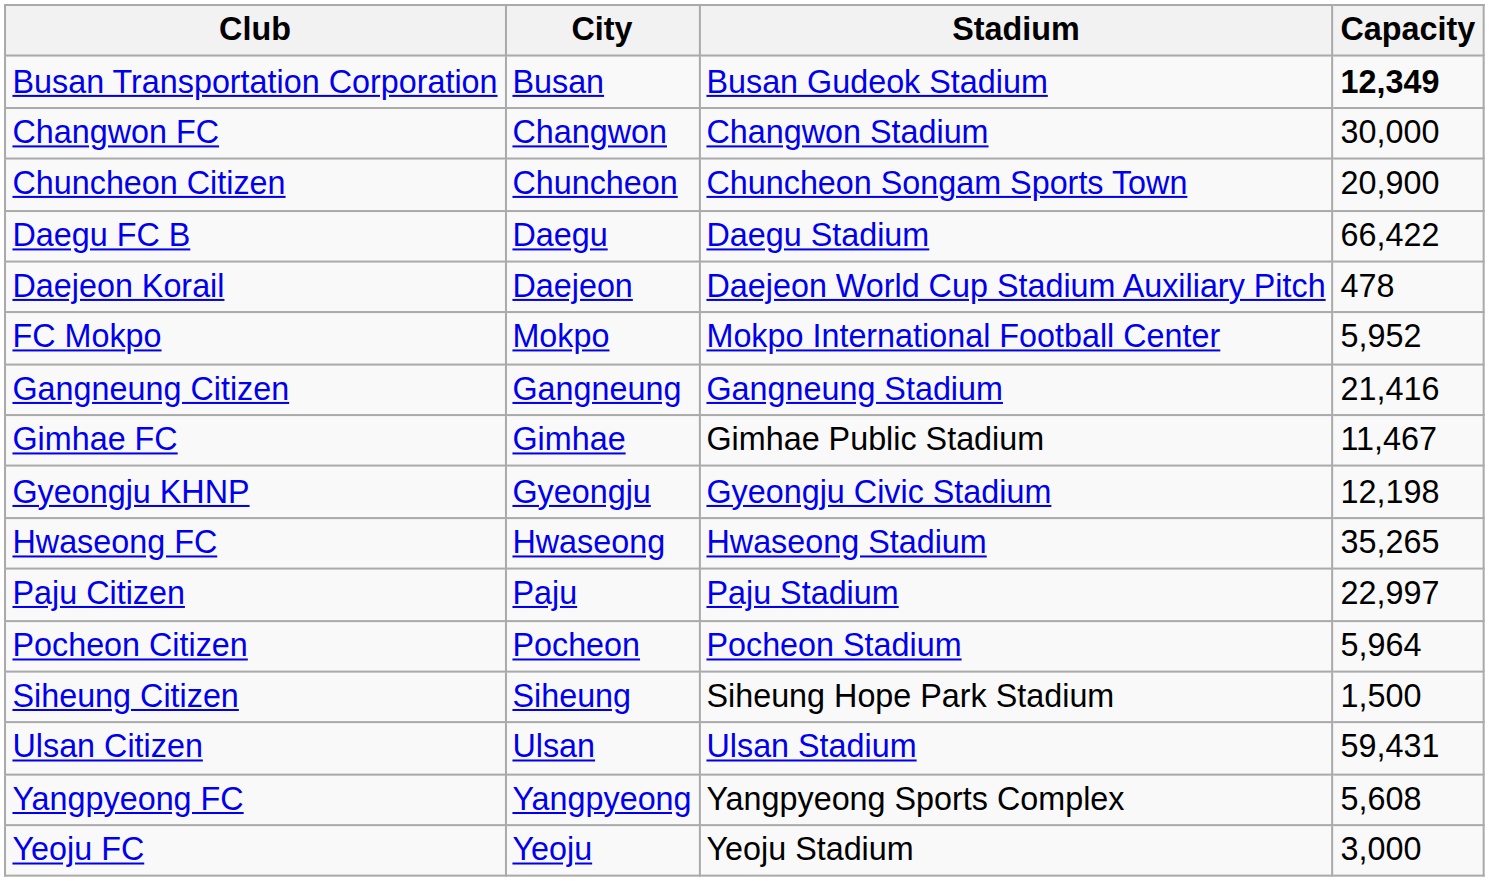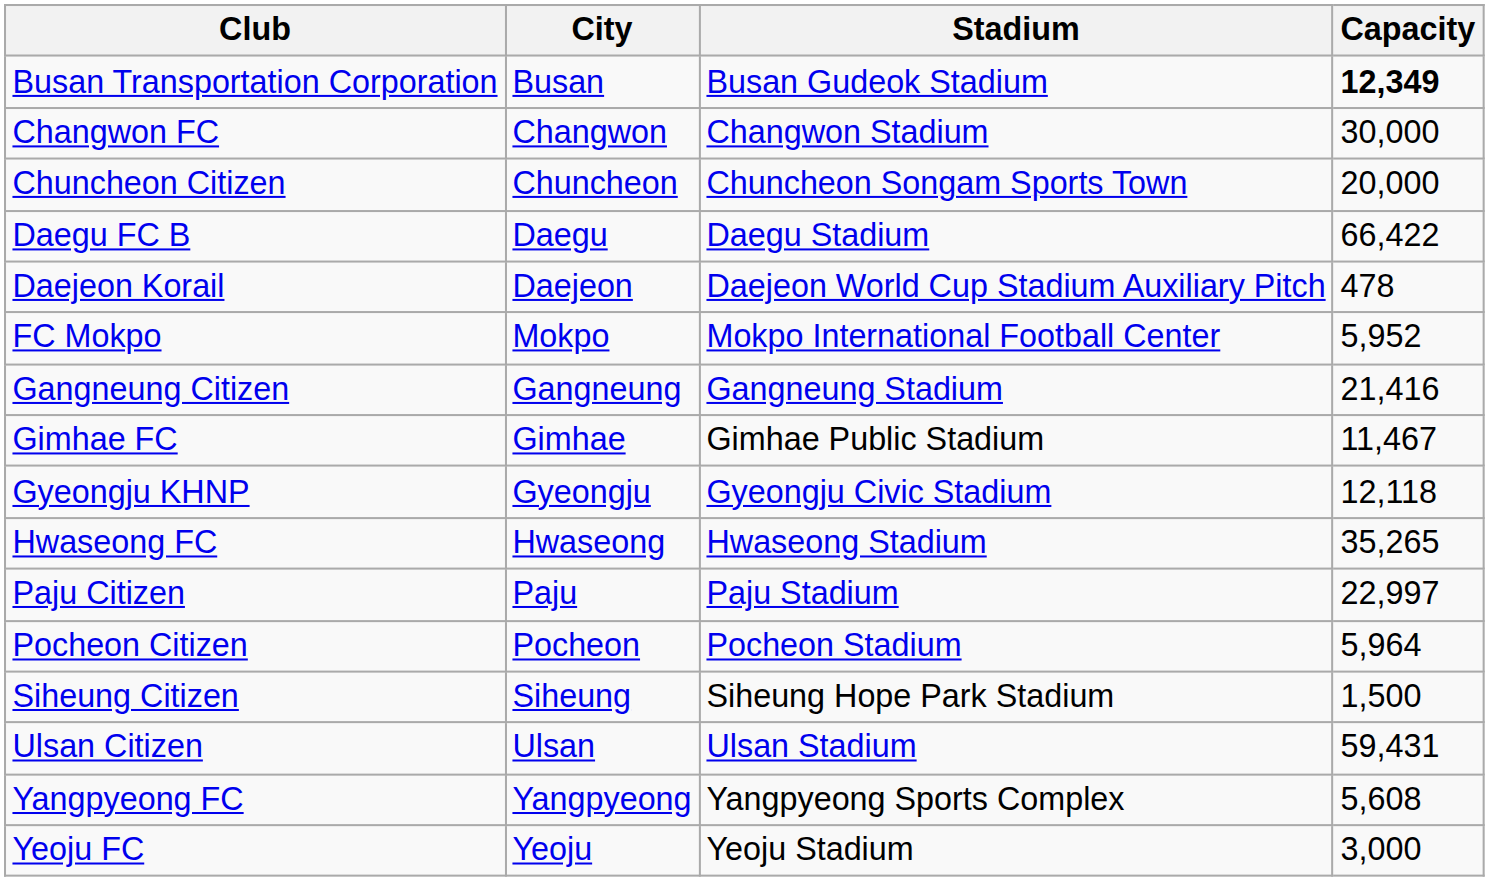(1390, 183) 20,900 -> (1390, 183) 20,000
(1390, 491) 12,198 -> (1389, 491) 12,118
